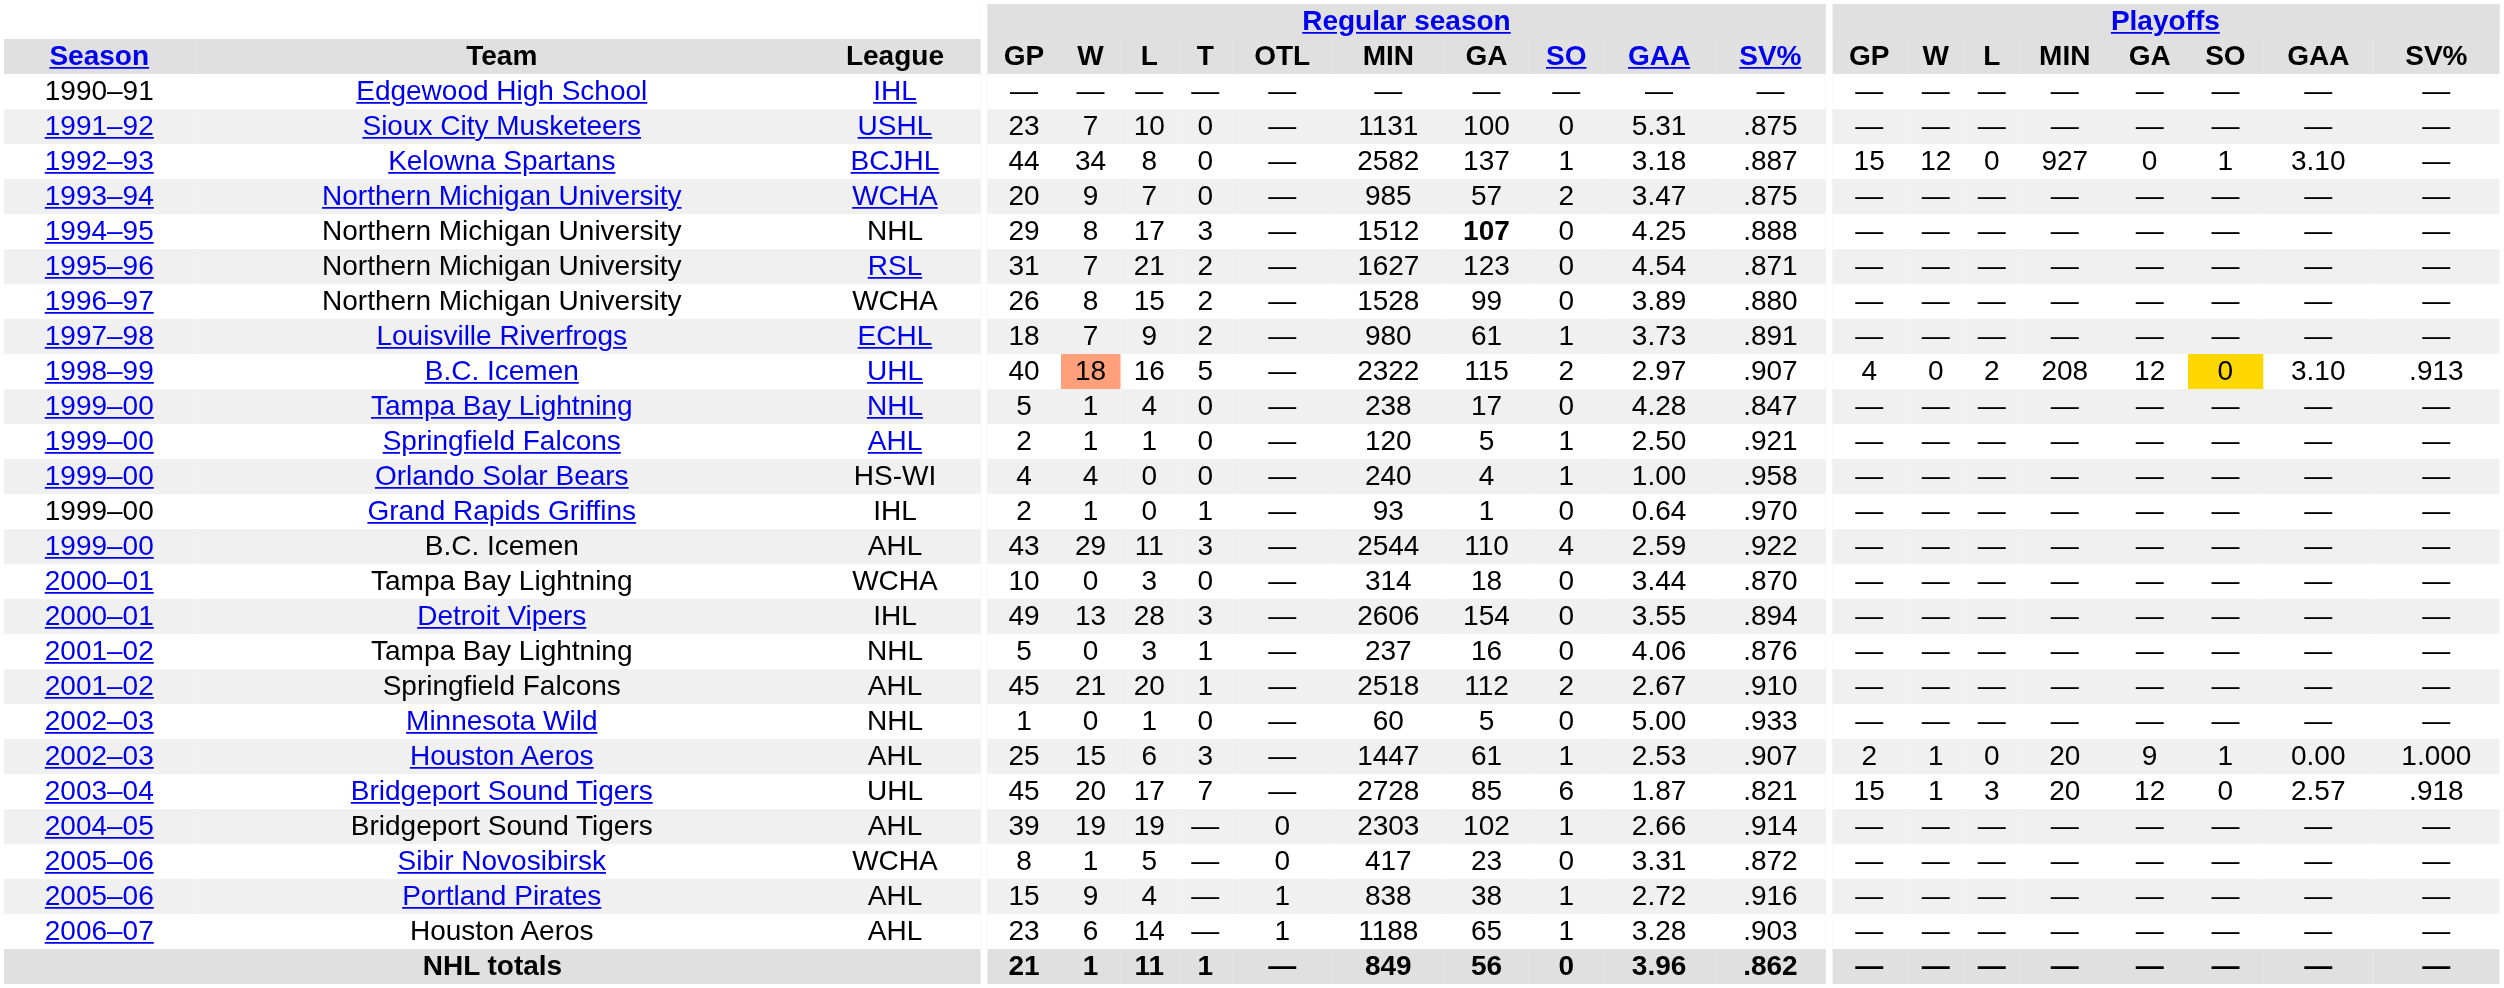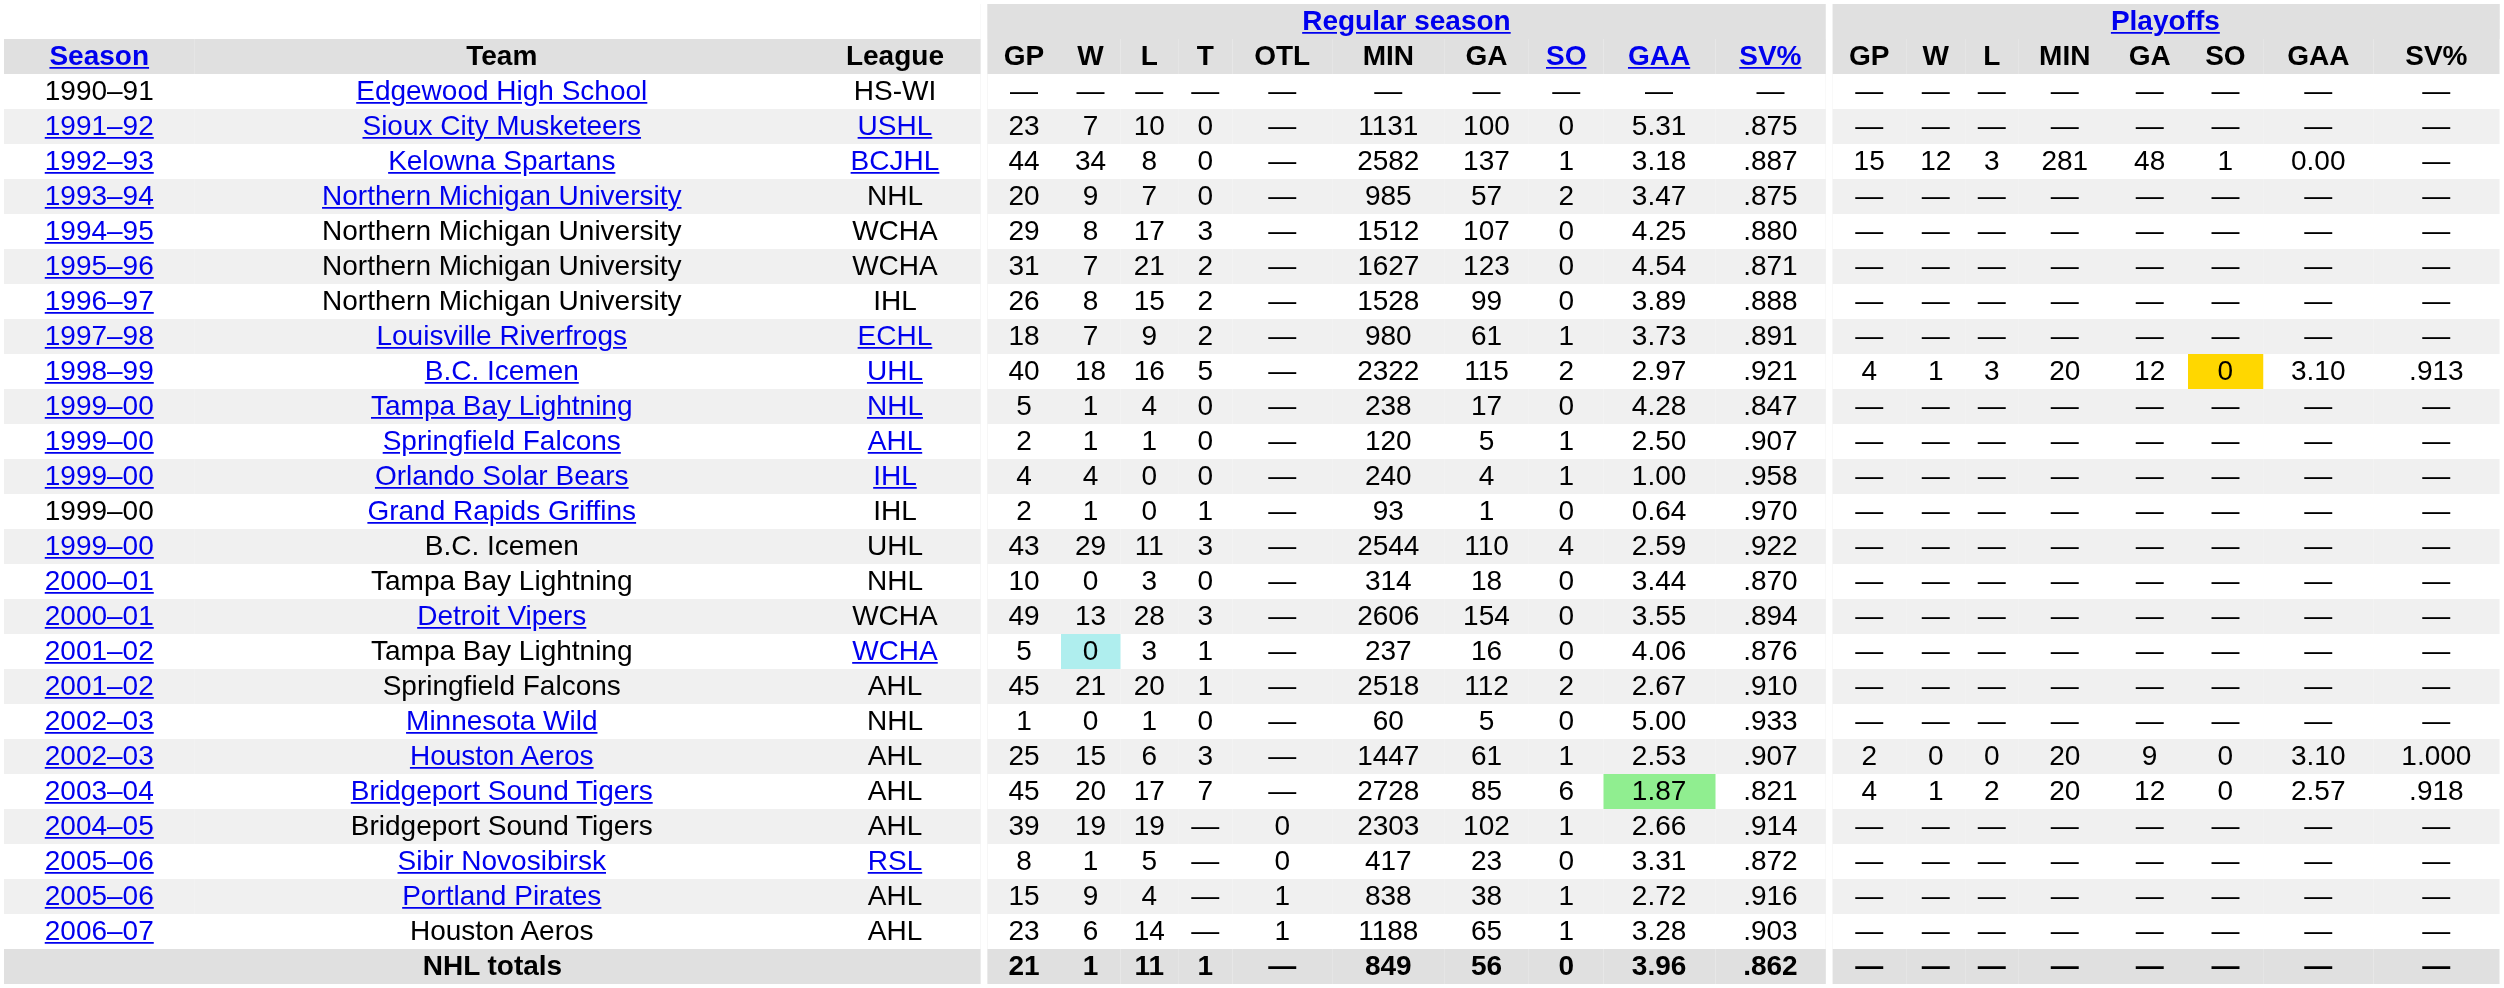(895, 91) IHL -> (895, 91) HS-WI
(1992, 161) 0 -> (1992, 161) 3
(2065, 161) 927 -> (2065, 161) 281
(2150, 161) 0 -> (2150, 161) 48
(2318, 161) 3.10 -> (2318, 161) 0.00
(895, 196) WCHA -> (895, 196) NHL
(895, 231) NHL -> (895, 231) WCHA
(1486, 231) bold -> (1486, 231) normal
(1770, 231) .888 -> (1770, 231) .880
(895, 266) RSL -> (895, 266) WCHA
(895, 301) WCHA -> (895, 301) IHL
(1770, 301) .880 -> (1770, 301) .888
(1091, 371) lightsalmon background -> (1091, 371) no background
(1770, 371) .907 -> (1770, 371) .921
(1936, 371) 0 -> (1936, 371) 1
(1992, 371) 2 -> (1992, 371) 3
(2065, 371) 208 -> (2065, 371) 20
(1770, 441) .921 -> (1770, 441) .907
(895, 476) HS-WI -> (895, 476) IHL
(895, 546) AHL -> (895, 546) UHL
(895, 581) WCHA -> (895, 581) NHL
(895, 616) IHL -> (895, 616) WCHA
(895, 651) NHL -> (895, 651) WCHA
(1091, 651) no background -> (1091, 651) paleturquoise background
(1936, 756) 1 -> (1936, 756) 0
(2225, 756) 1 -> (2225, 756) 0
(2318, 756) 0.00 -> (2318, 756) 3.10
(895, 791) UHL -> (895, 791) AHL
(1659, 791) no background -> (1659, 791) lightgreen background
(1869, 791) 15 -> (1869, 791) 4
(1992, 791) 3 -> (1992, 791) 2
(895, 861) WCHA -> (895, 861) RSL
